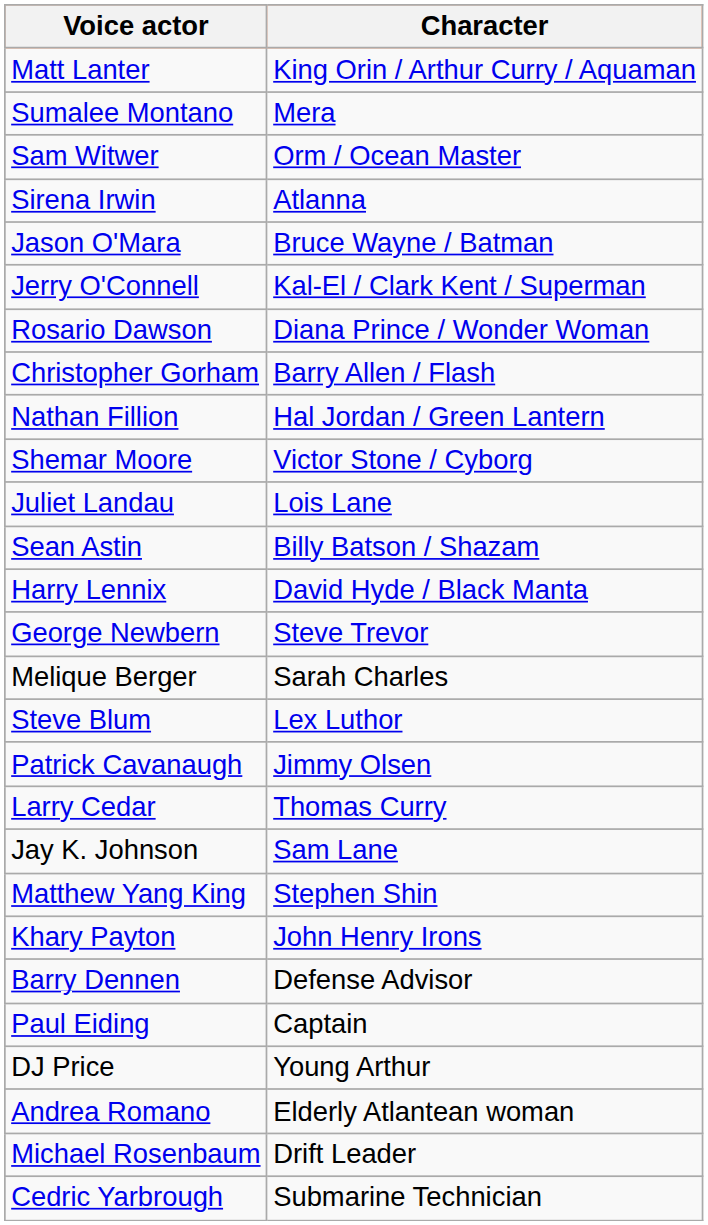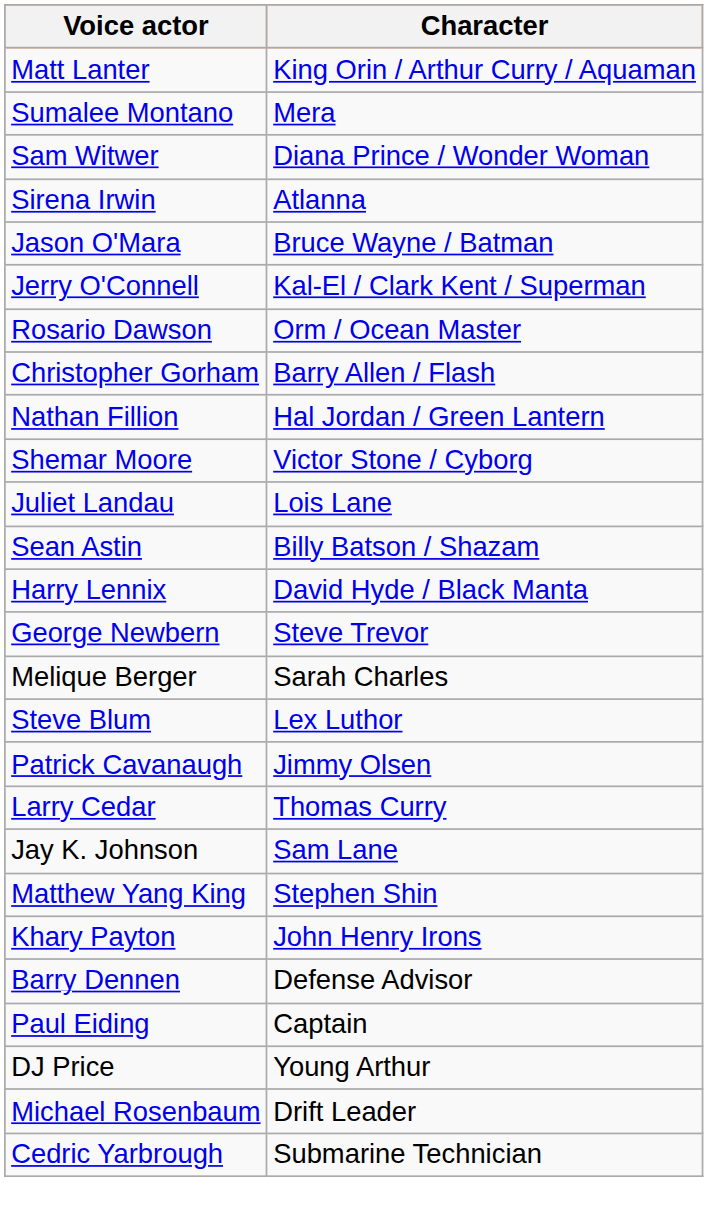(397, 156) Orm / Ocean Master -> (461, 156) Diana Prince / Wonder Woman
(461, 329) Diana Prince / Wonder Woman -> (397, 329) Orm / Ocean Master
- row: (111, 1110)
